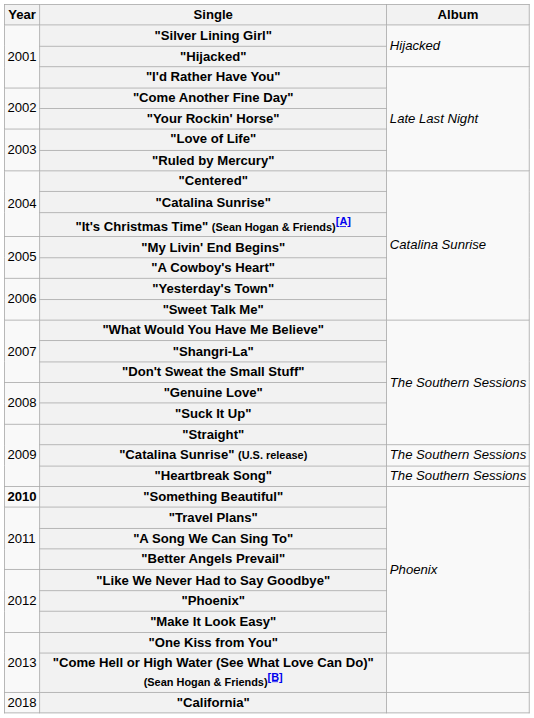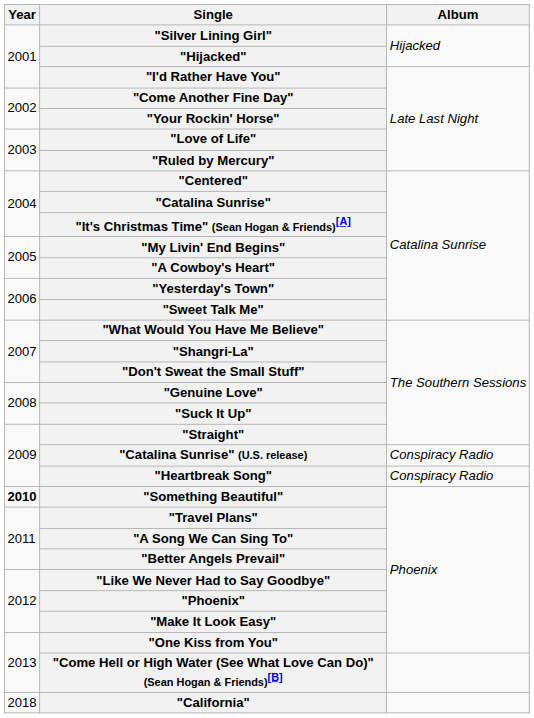(458, 455) The Southern Sessions -> (442, 455) Conspiracy Radio
(458, 476) The Southern Sessions -> (442, 476) Conspiracy Radio
